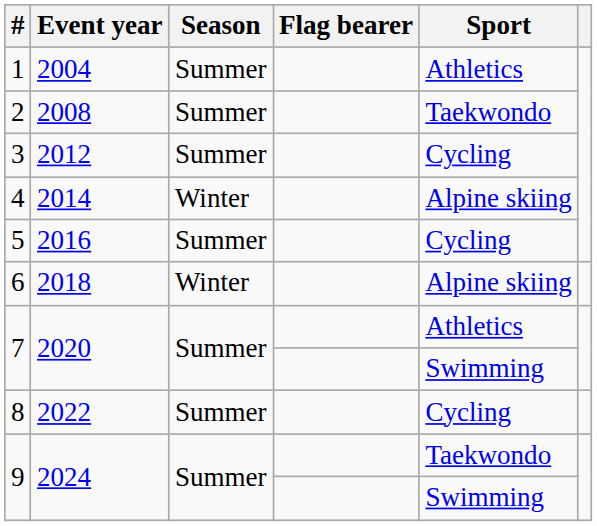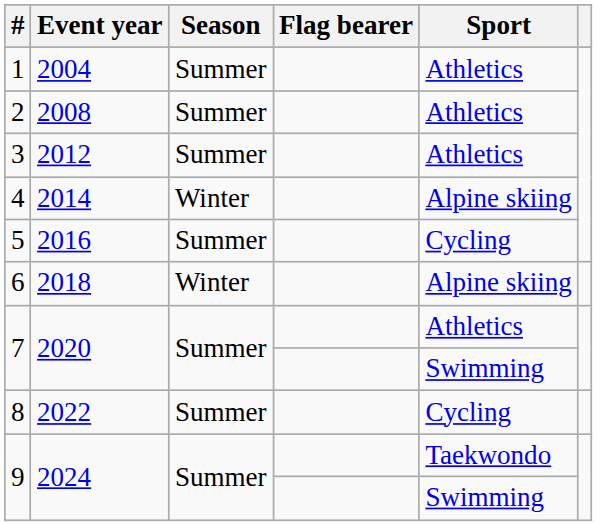(488, 111) Taekwondo -> (474, 111) Athletics
(468, 154) Cycling -> (474, 154) Athletics
